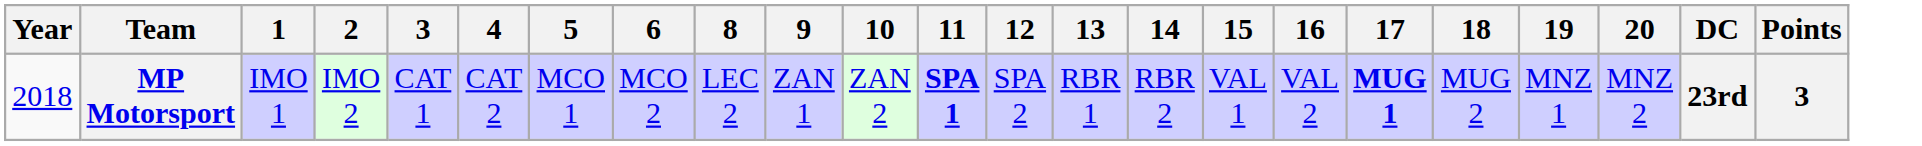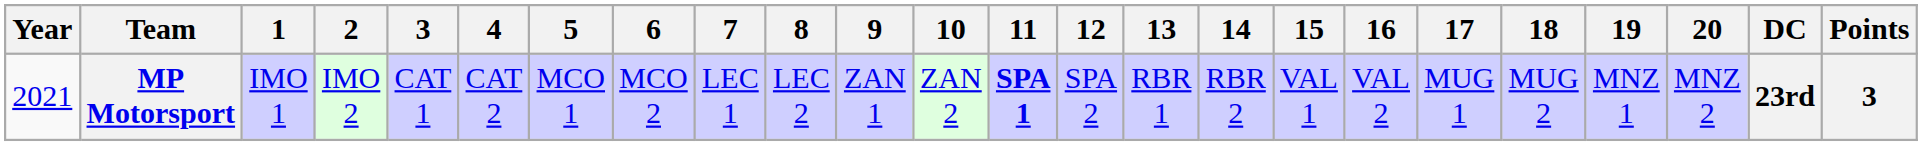+ column: (730, 28)
(42, 96) 2018 -> (42, 96) 2021
(1390, 96) bold -> (1459, 96) normal
